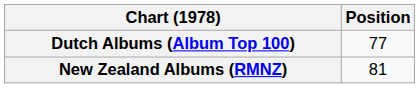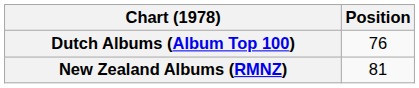(378, 43) 77 -> (378, 43) 76
